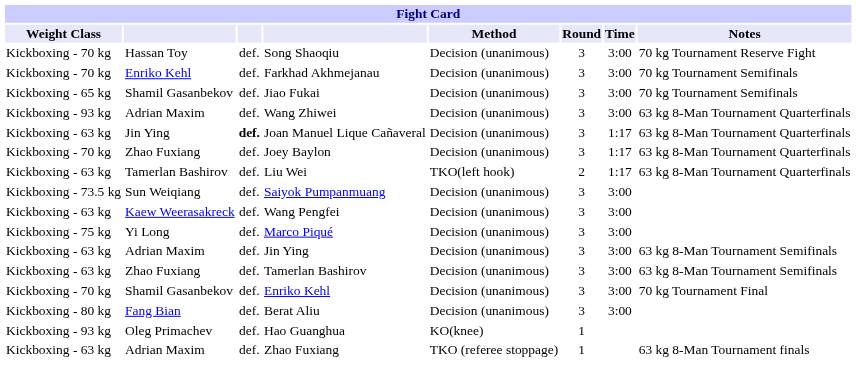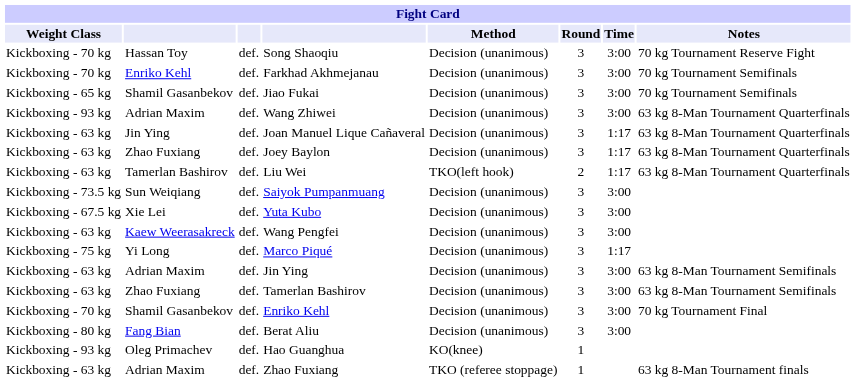(249, 132) bold -> (249, 132) normal
(58, 152) Kickboxing - 70 kg -> (58, 152) Kickboxing - 63 kg
+ row: (292, 211)
(620, 231) 3:00 -> (619, 251) 1:17
